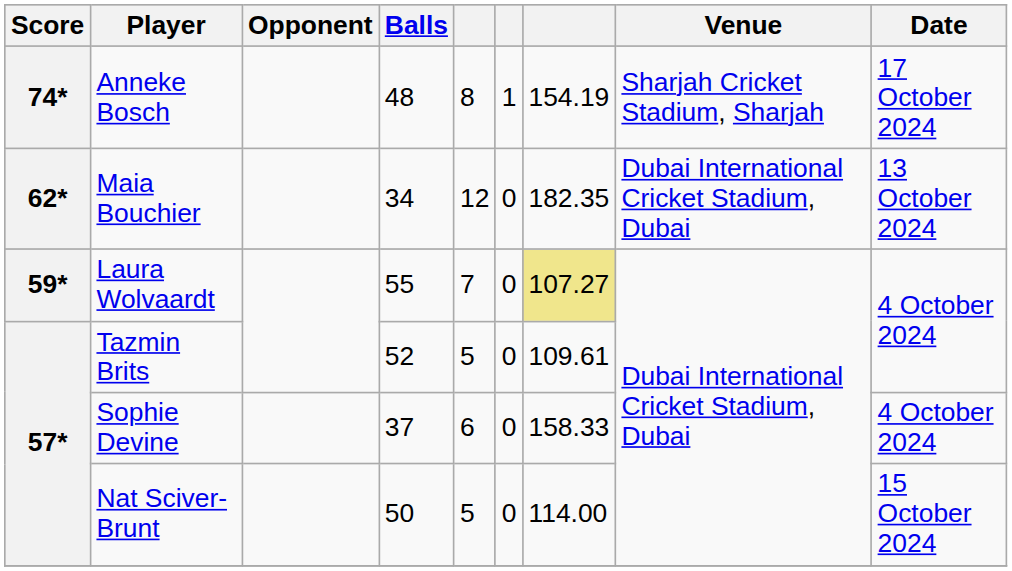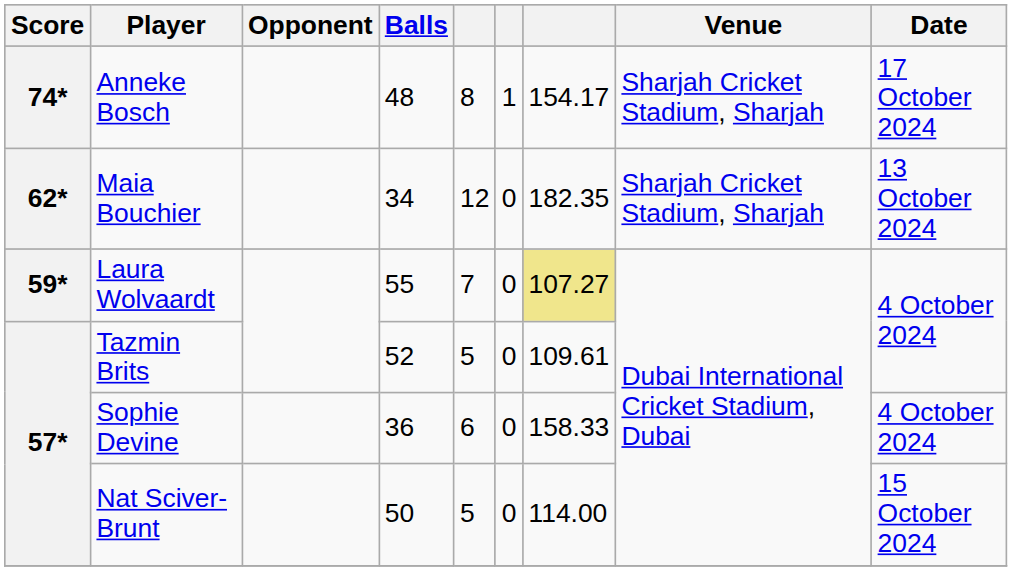(569, 97) 154.19 -> (569, 97) 154.17
(732, 198) Dubai International Cricket Stadium, Dubai -> (723, 198) Sharjah Cricket Stadium, Sharjah
(399, 427) 37 -> (399, 427) 36
